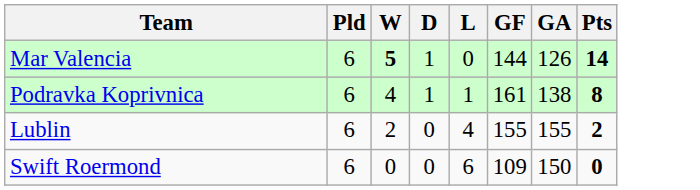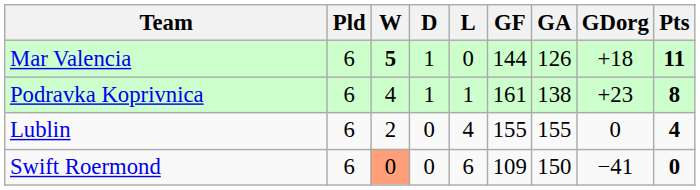+ column: (615, 22)
(597, 58) 14 -> (674, 58) 11
(597, 130) 2 -> (674, 130) 4
(390, 166) no background -> (390, 166) lightsalmon background
